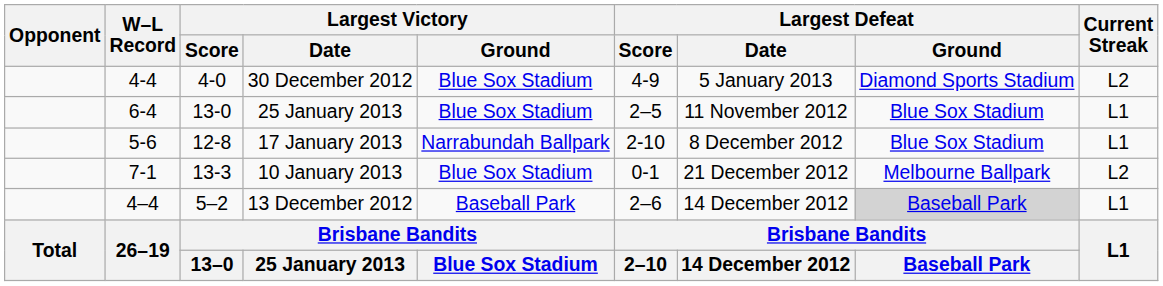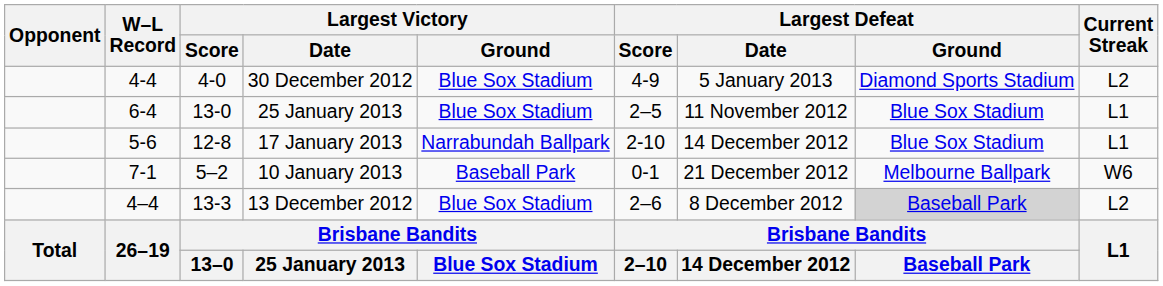(766, 142) 8 December 2012 -> (766, 142) 14 December 2012
(212, 173) 13-3 -> (212, 173) 5–2
(516, 173) Blue Sox Stadium -> (516, 173) Baseball Park
(1118, 173) L2 -> (1118, 173) W6
(212, 204) 5–2 -> (212, 204) 13-3
(516, 204) Baseball Park -> (516, 204) Blue Sox Stadium
(766, 204) 14 December 2012 -> (766, 204) 8 December 2012
(1118, 204) L1 -> (1118, 204) L2
